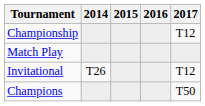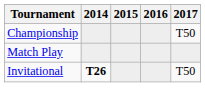(186, 33) T12 -> (186, 33) T50
(96, 71) normal -> (96, 71) bold
(186, 71) T12 -> (186, 71) T50
- row: (35, 91)
